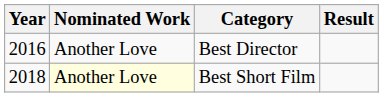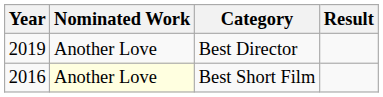(27, 48) 2016 -> (27, 48) 2019
(27, 77) 2018 -> (27, 77) 2016
